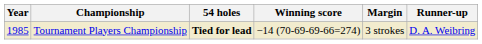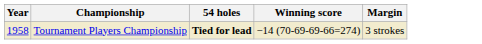- column: (442, 13)
(18, 30) 1985 -> (18, 30) 1958
